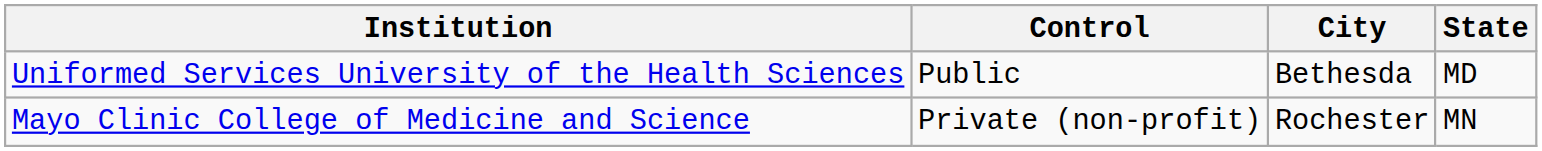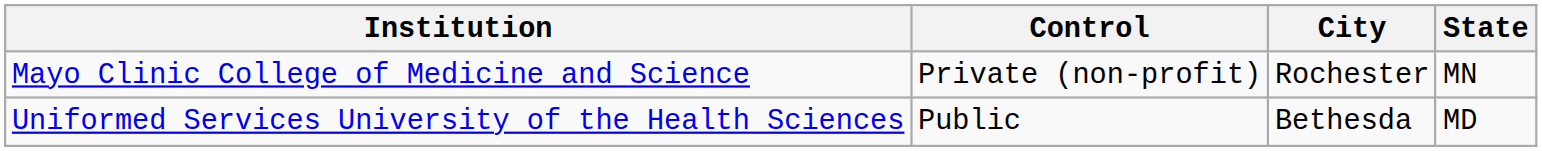rows swapped: (381, 122) <-> (458, 75)
